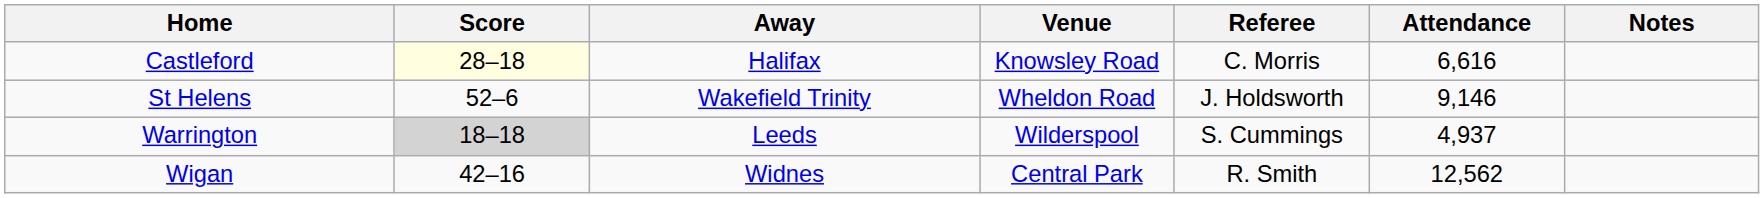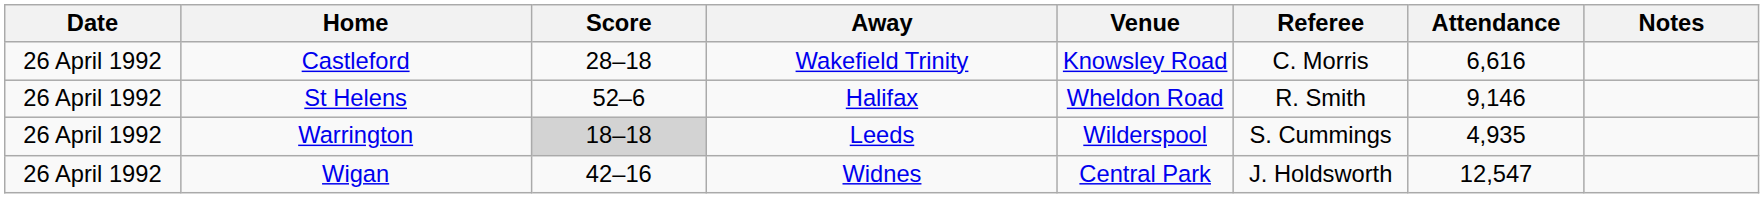+ column: (92, 23)
(492, 60) lightyellow background -> (619, 60) no background
(785, 60) Halifax -> (882, 60) Wakefield Trinity
(785, 98) Wakefield Trinity -> (882, 98) Halifax
(1272, 98) J. Holdsworth -> (1321, 98) R. Smith
(1467, 135) 4,937 -> (1496, 135) 4,935
(1272, 173) R. Smith -> (1321, 173) J. Holdsworth
(1467, 173) 12,562 -> (1496, 173) 12,547
